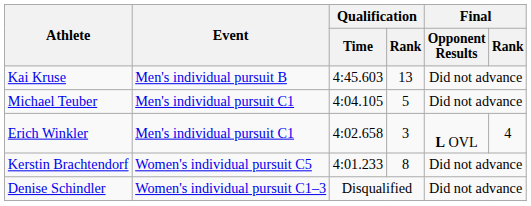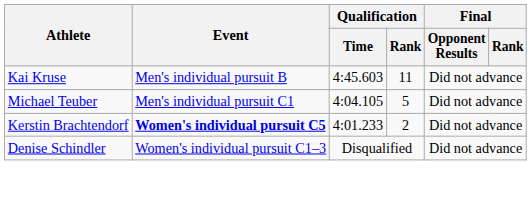(405, 78) 13 -> (405, 78) 11
- row: (48, 133)
(224, 165) normal -> (230, 125) bold
(405, 165) 8 -> (405, 125) 2
